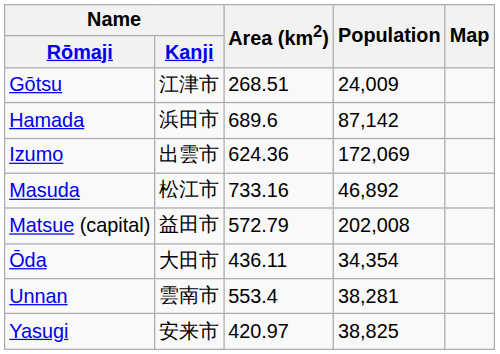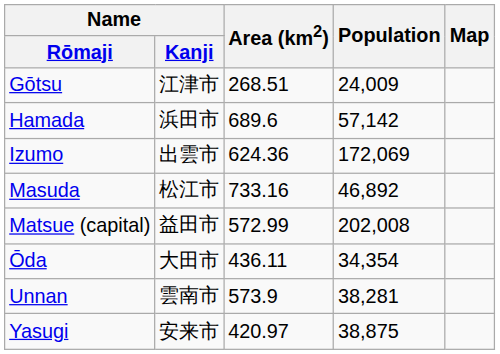(368, 120) 87,142 -> (368, 120) 57,142
(258, 225) 572.79 -> (258, 225) 572.99
(253, 296) 553.4 -> (253, 296) 573.9
(368, 331) 38,825 -> (368, 331) 38,875
